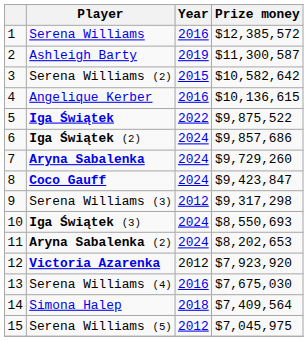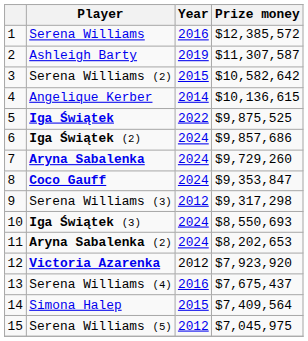(257, 57) $11,300,587 -> (257, 57) $11,307,587
(193, 98) 2016 -> (193, 98) 2014
(253, 119) $9,875,522 -> (253, 119) $9,875,525
(253, 181) $9,423,847 -> (253, 181) $9,353,847
(253, 285) $7,675,030 -> (253, 285) $7,675,437
(193, 306) 2018 -> (193, 306) 2015
